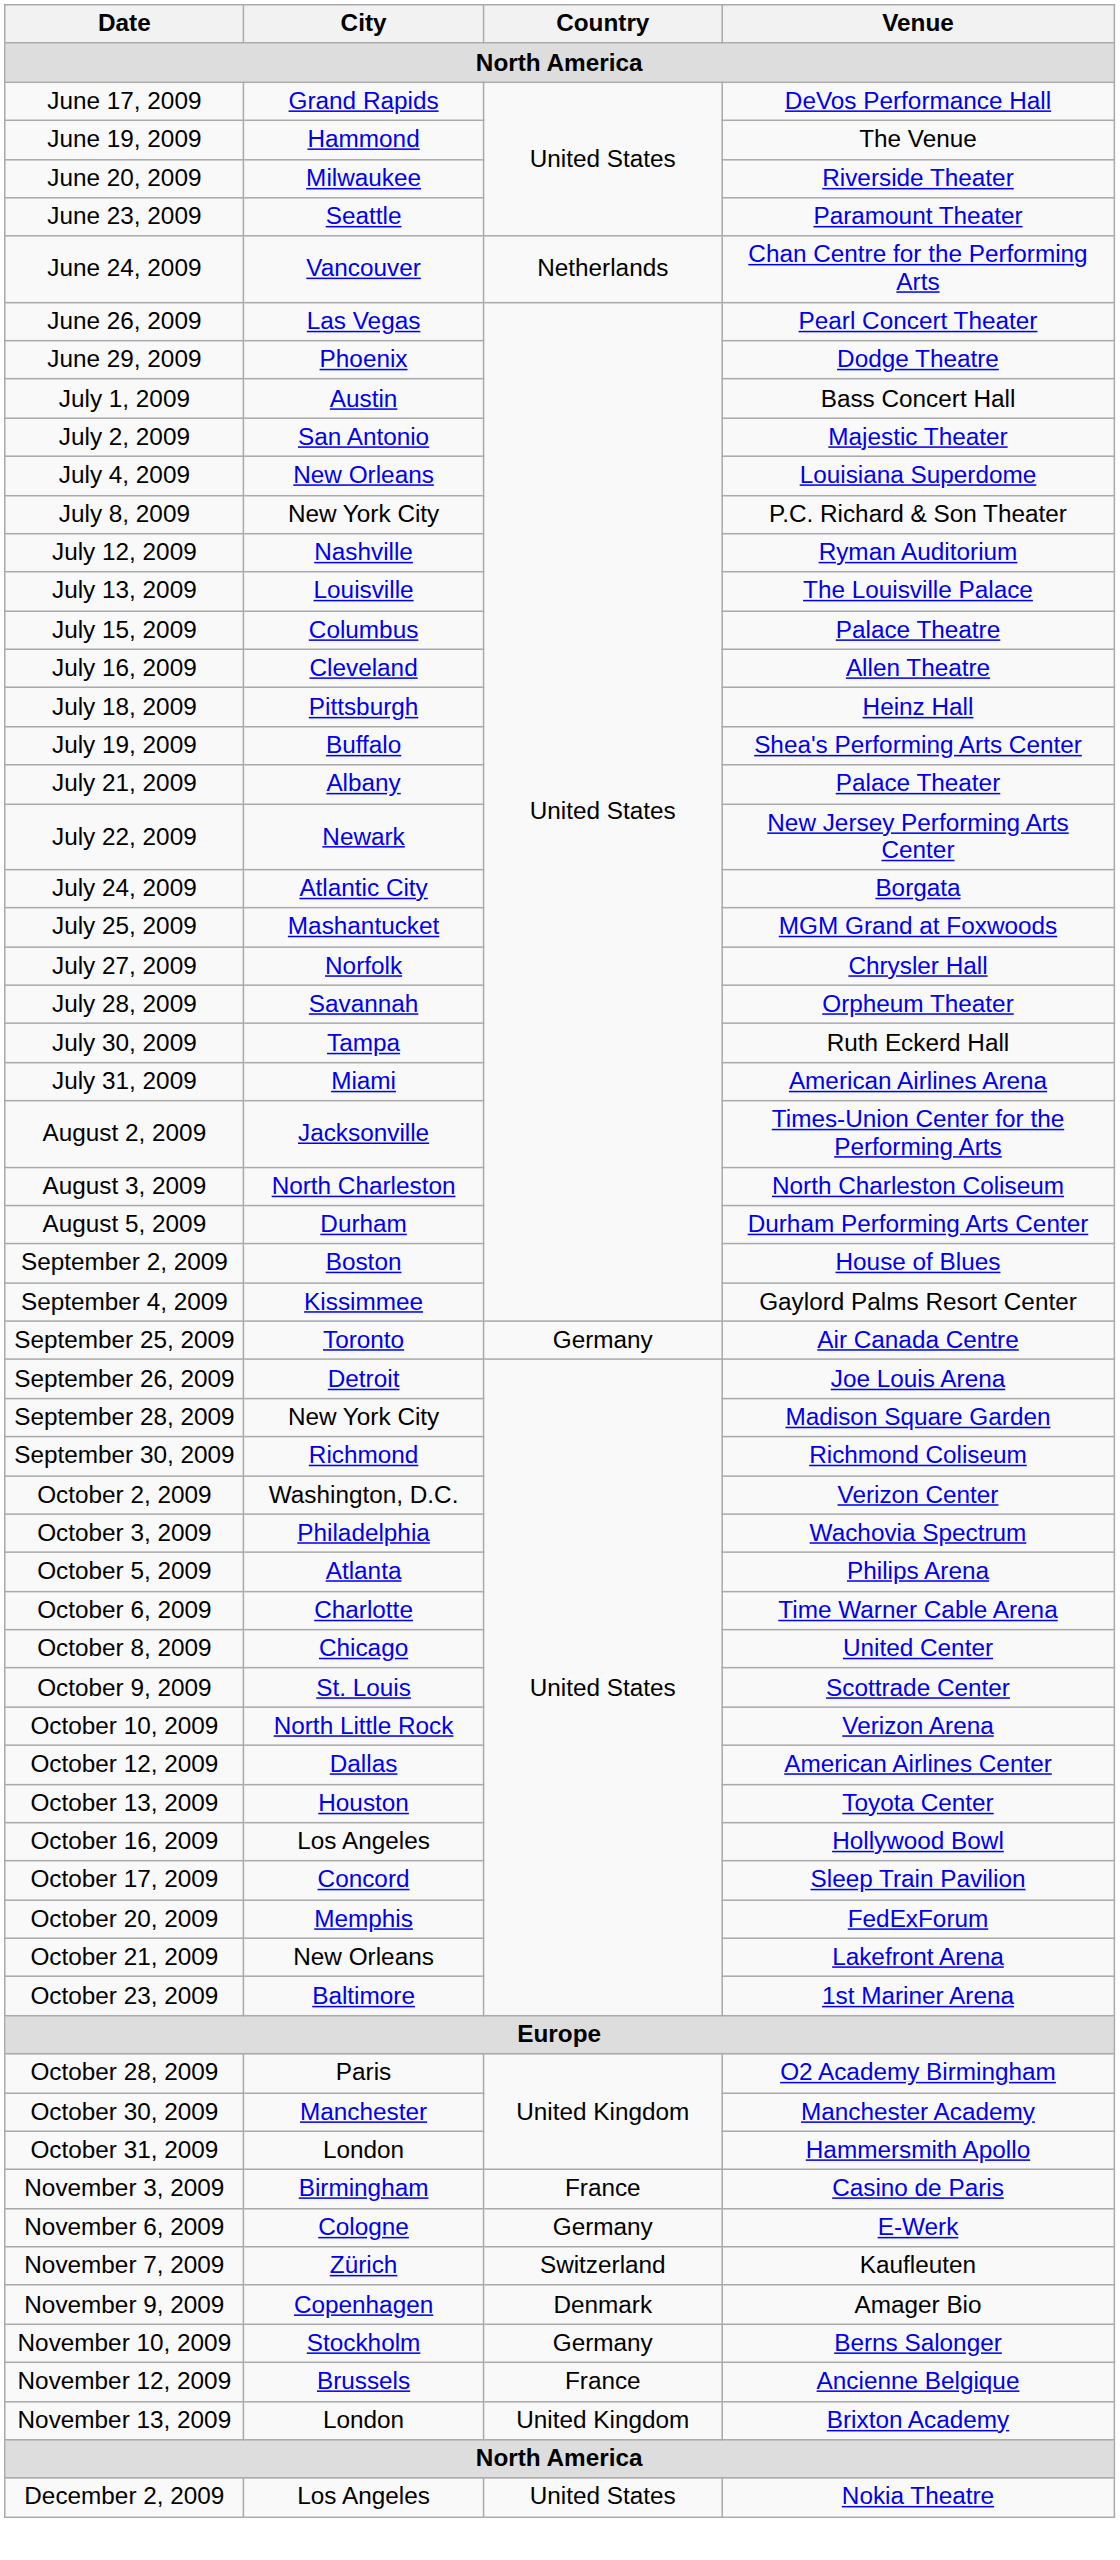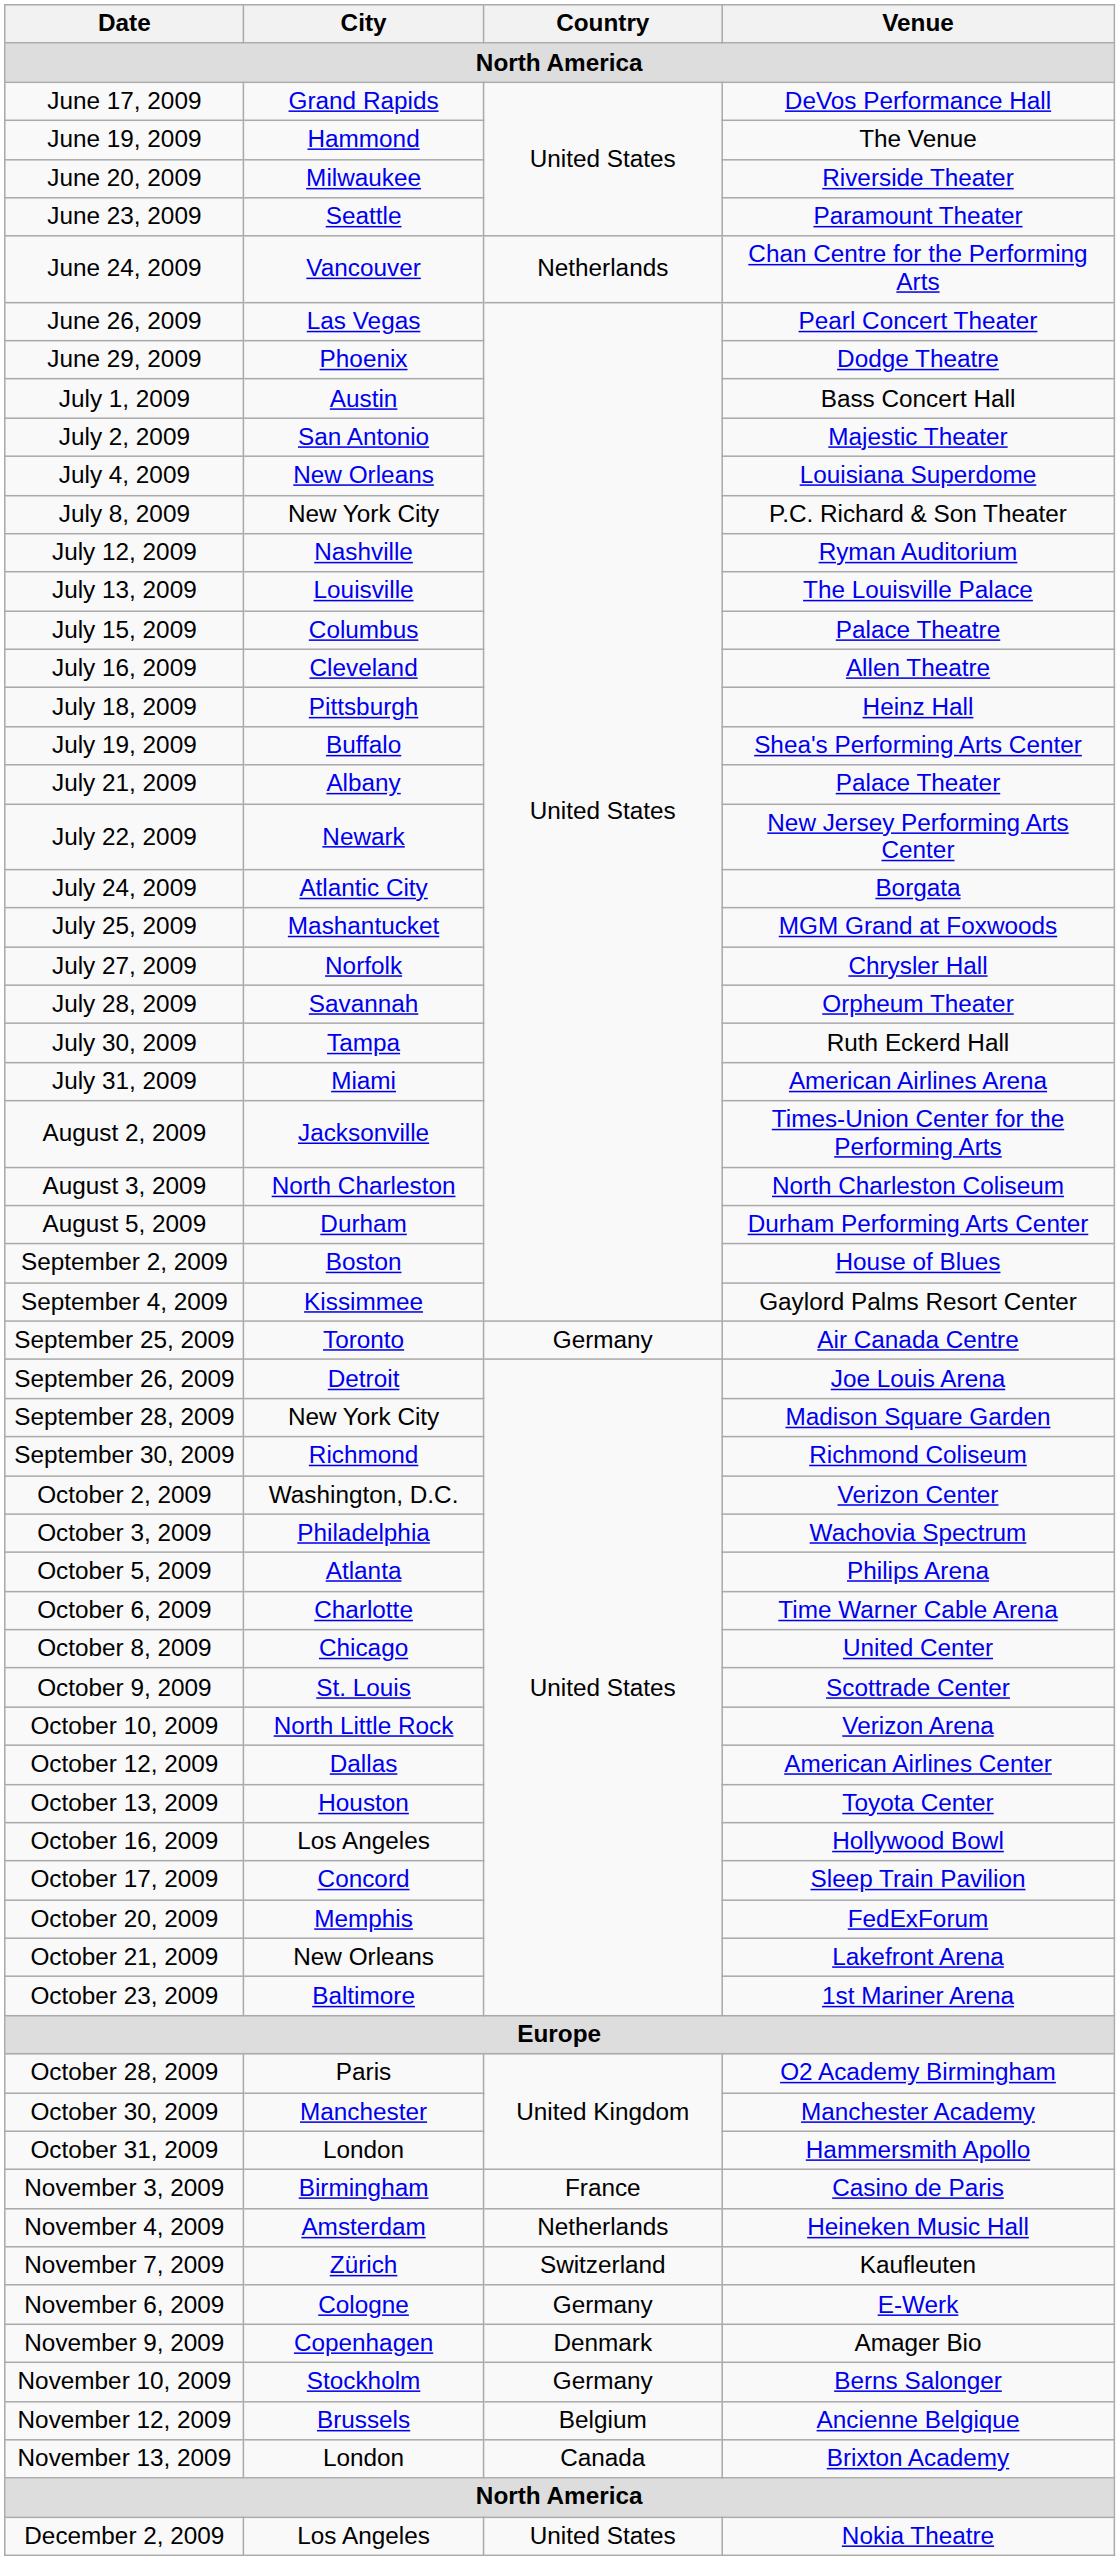+ row: (124, 2227)
rows swapped: (124, 2227) <-> (124, 2265)
(603, 2381) France -> (603, 2420) Belgium
(603, 2420) United Kingdom -> (603, 2458) Canada
